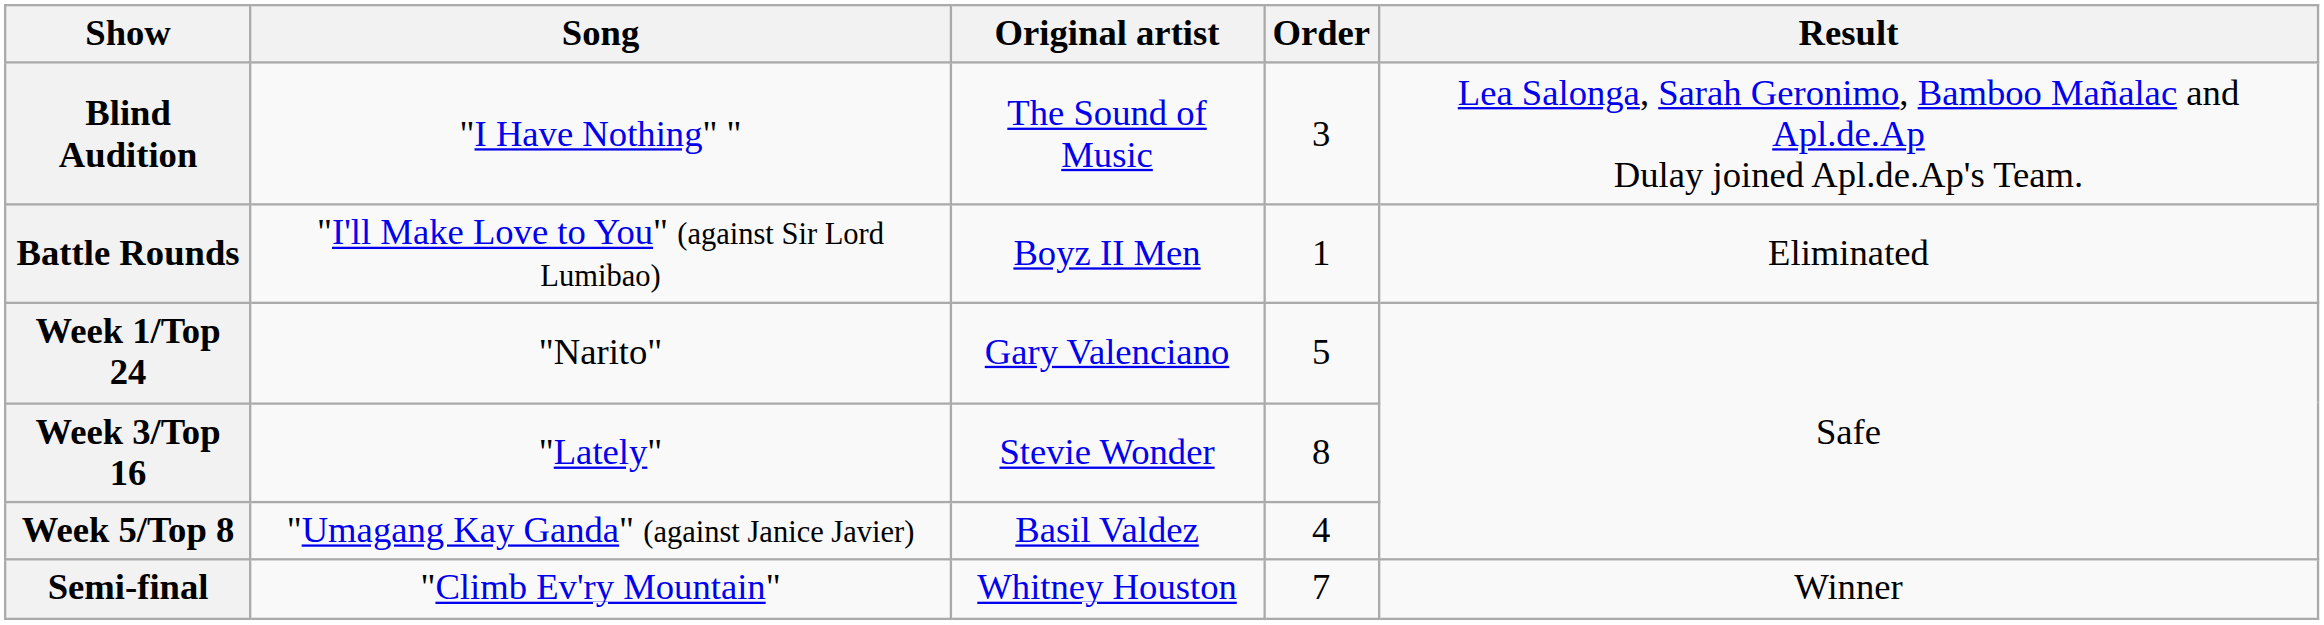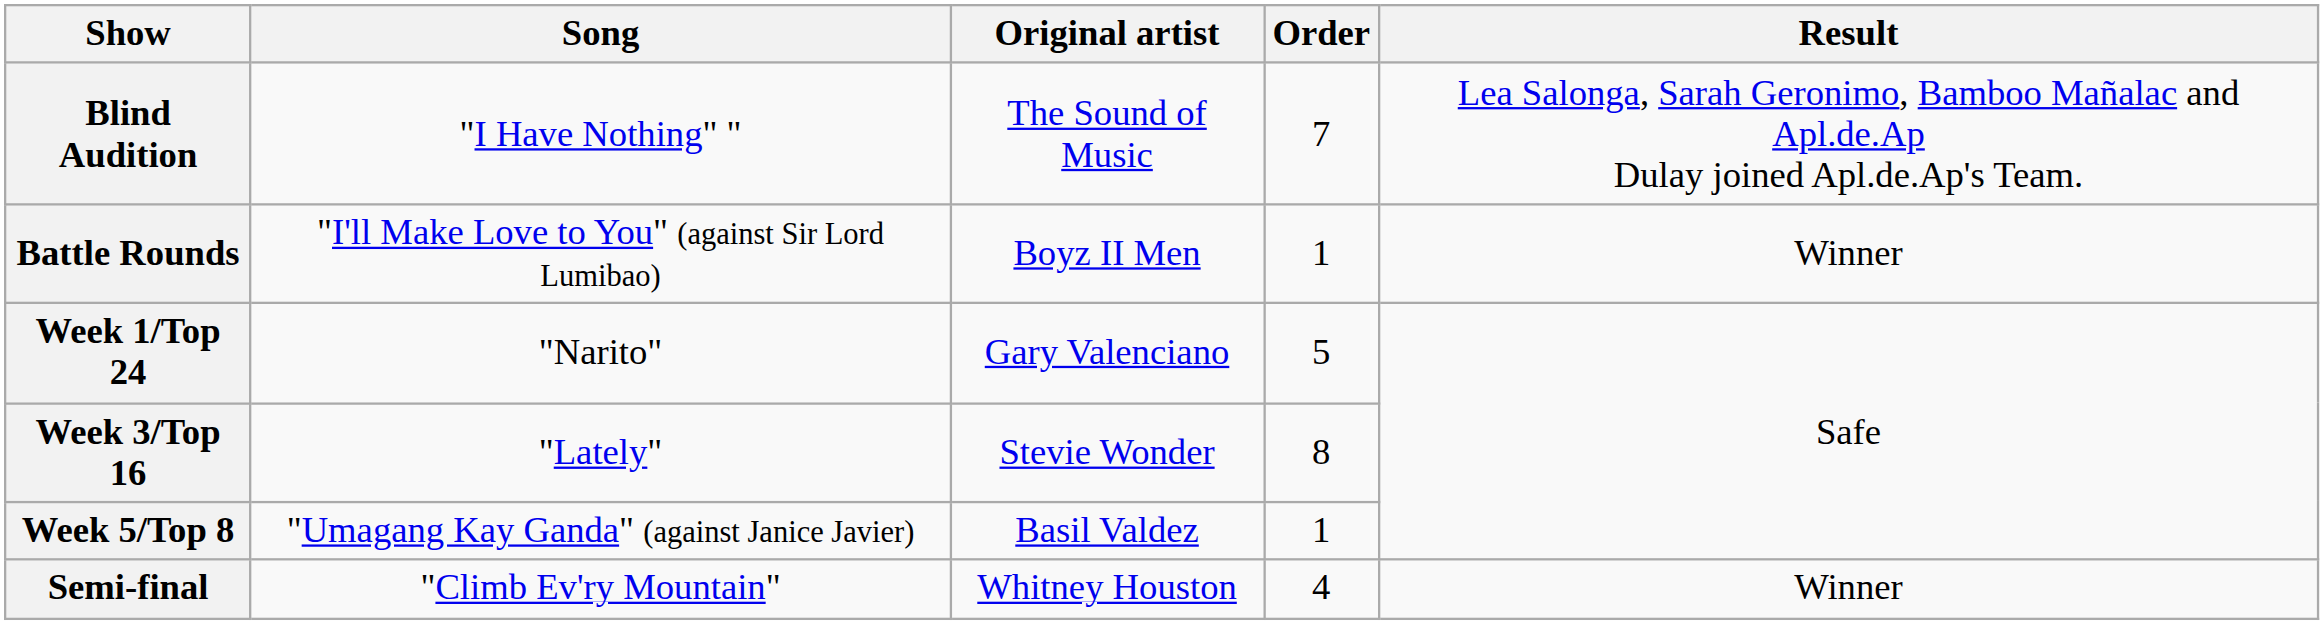(1321, 132) 3 -> (1321, 132) 7
(1849, 252) Eliminated -> (1848, 252) Winner
(1321, 530) 4 -> (1321, 530) 1
(1321, 588) 7 -> (1321, 588) 4
